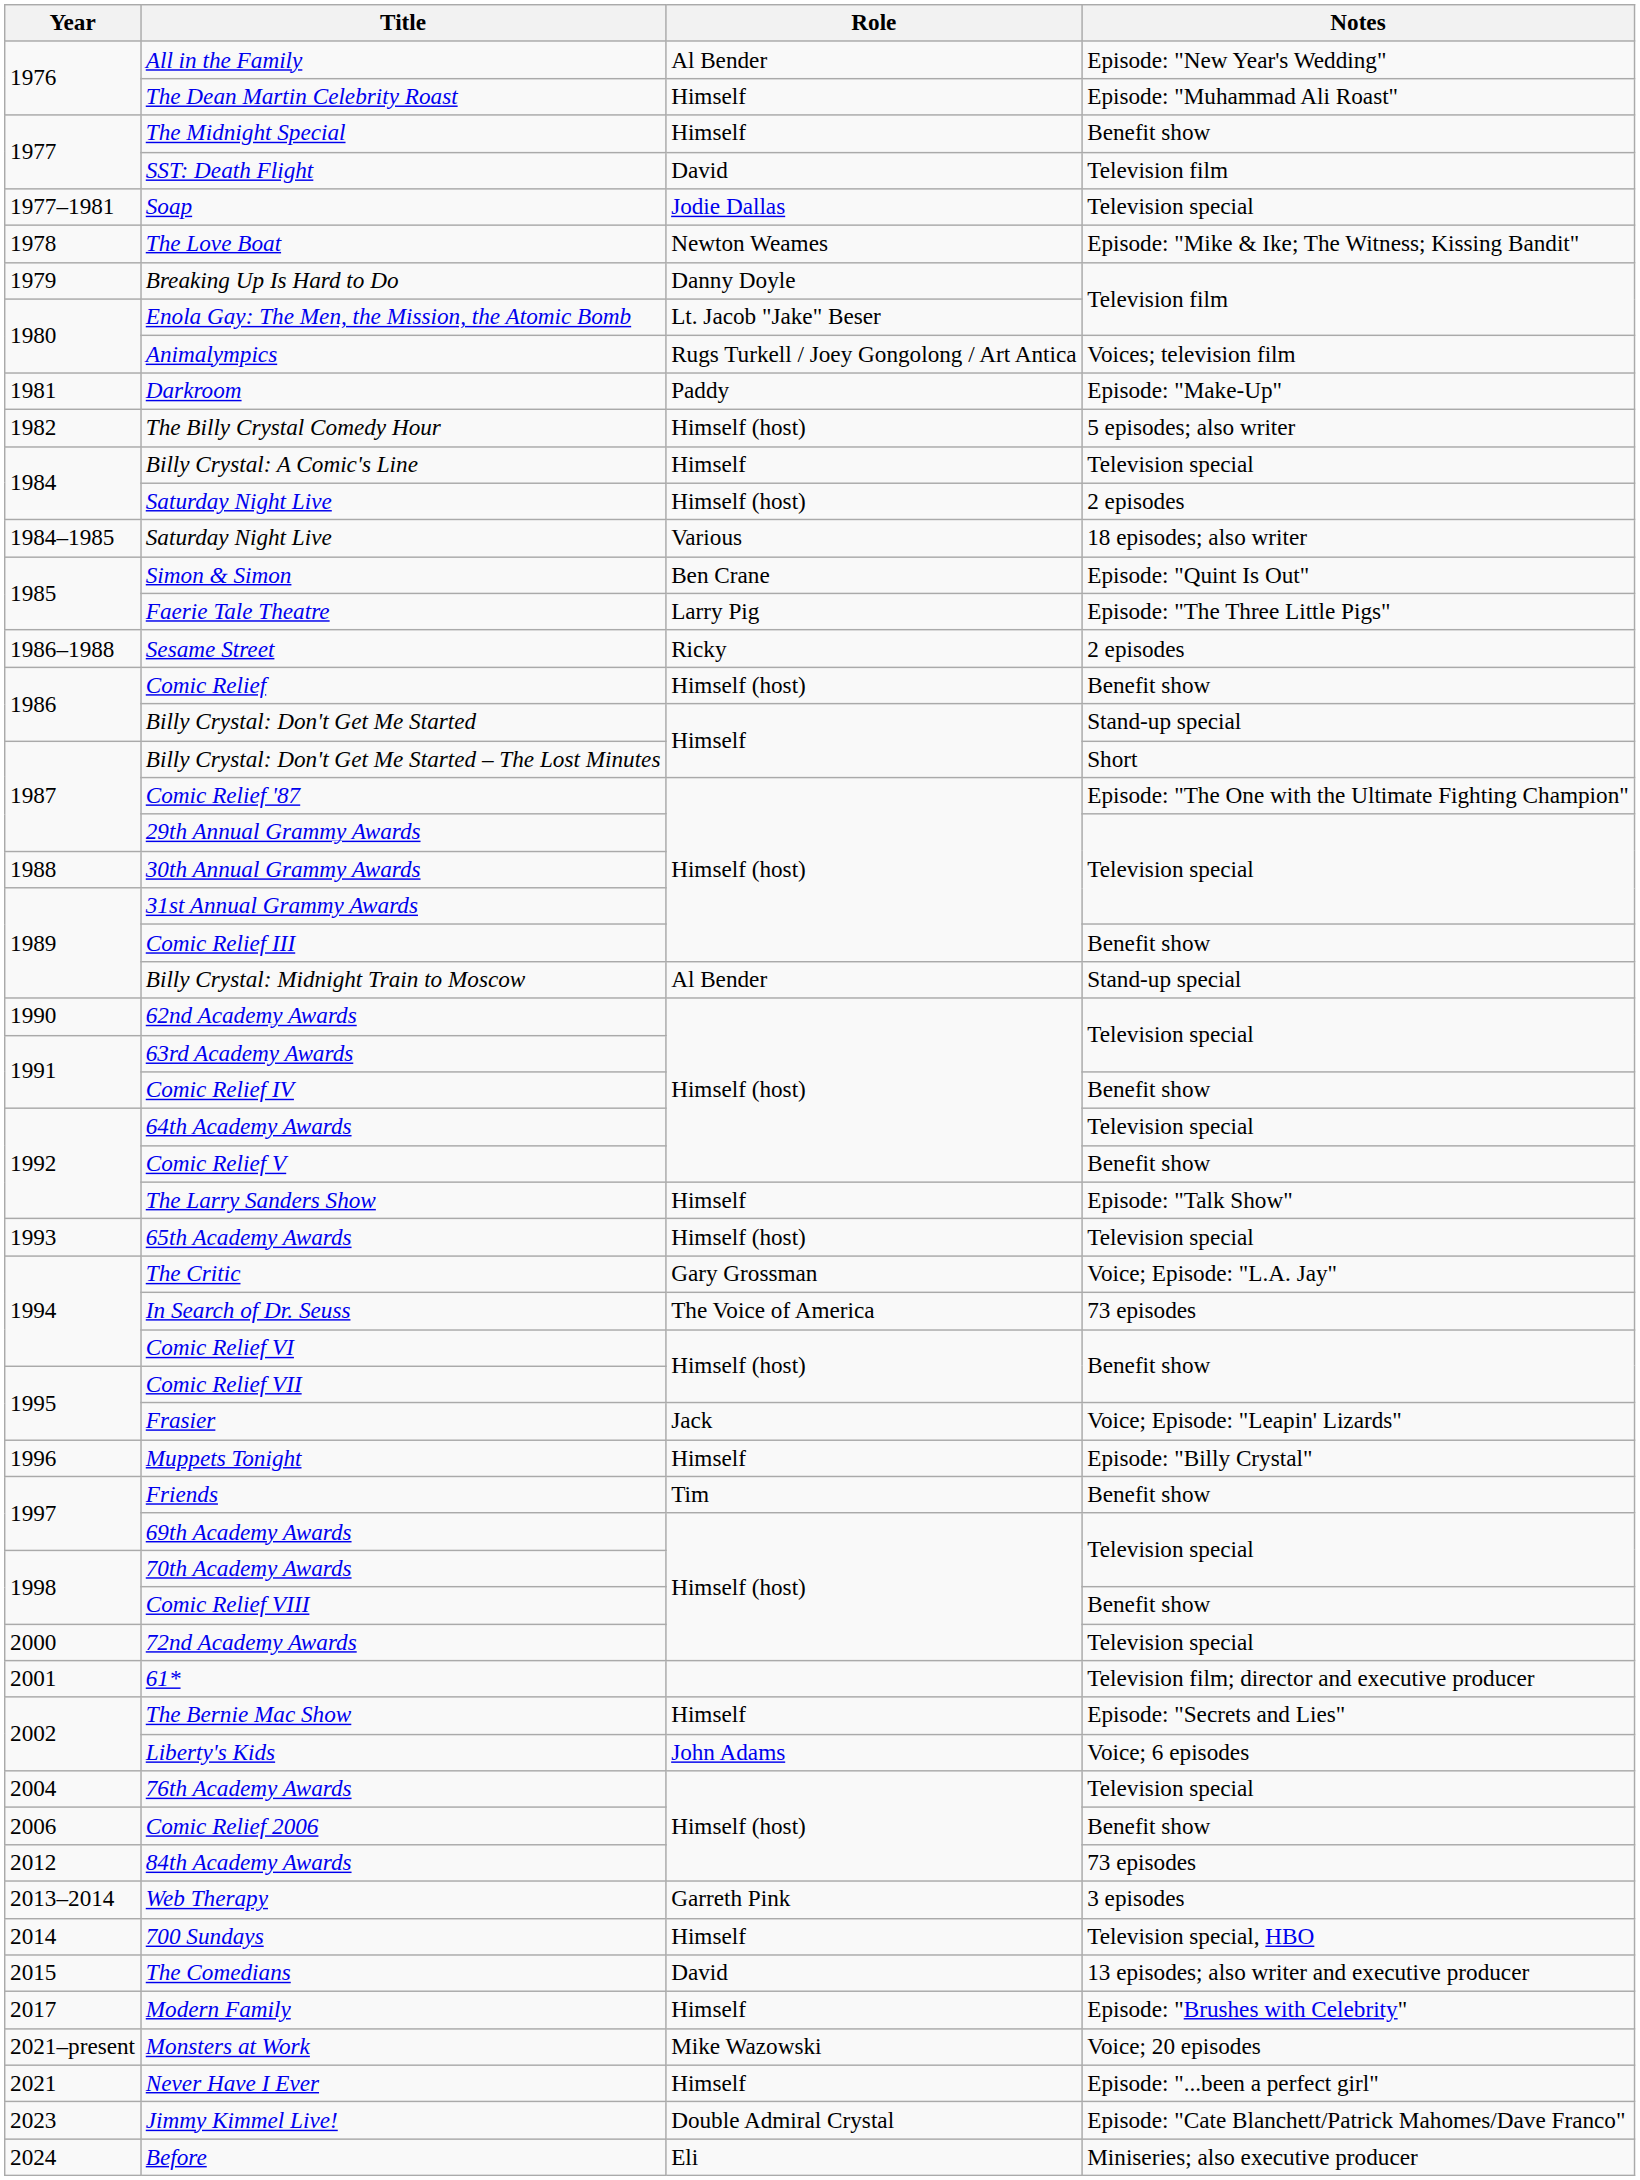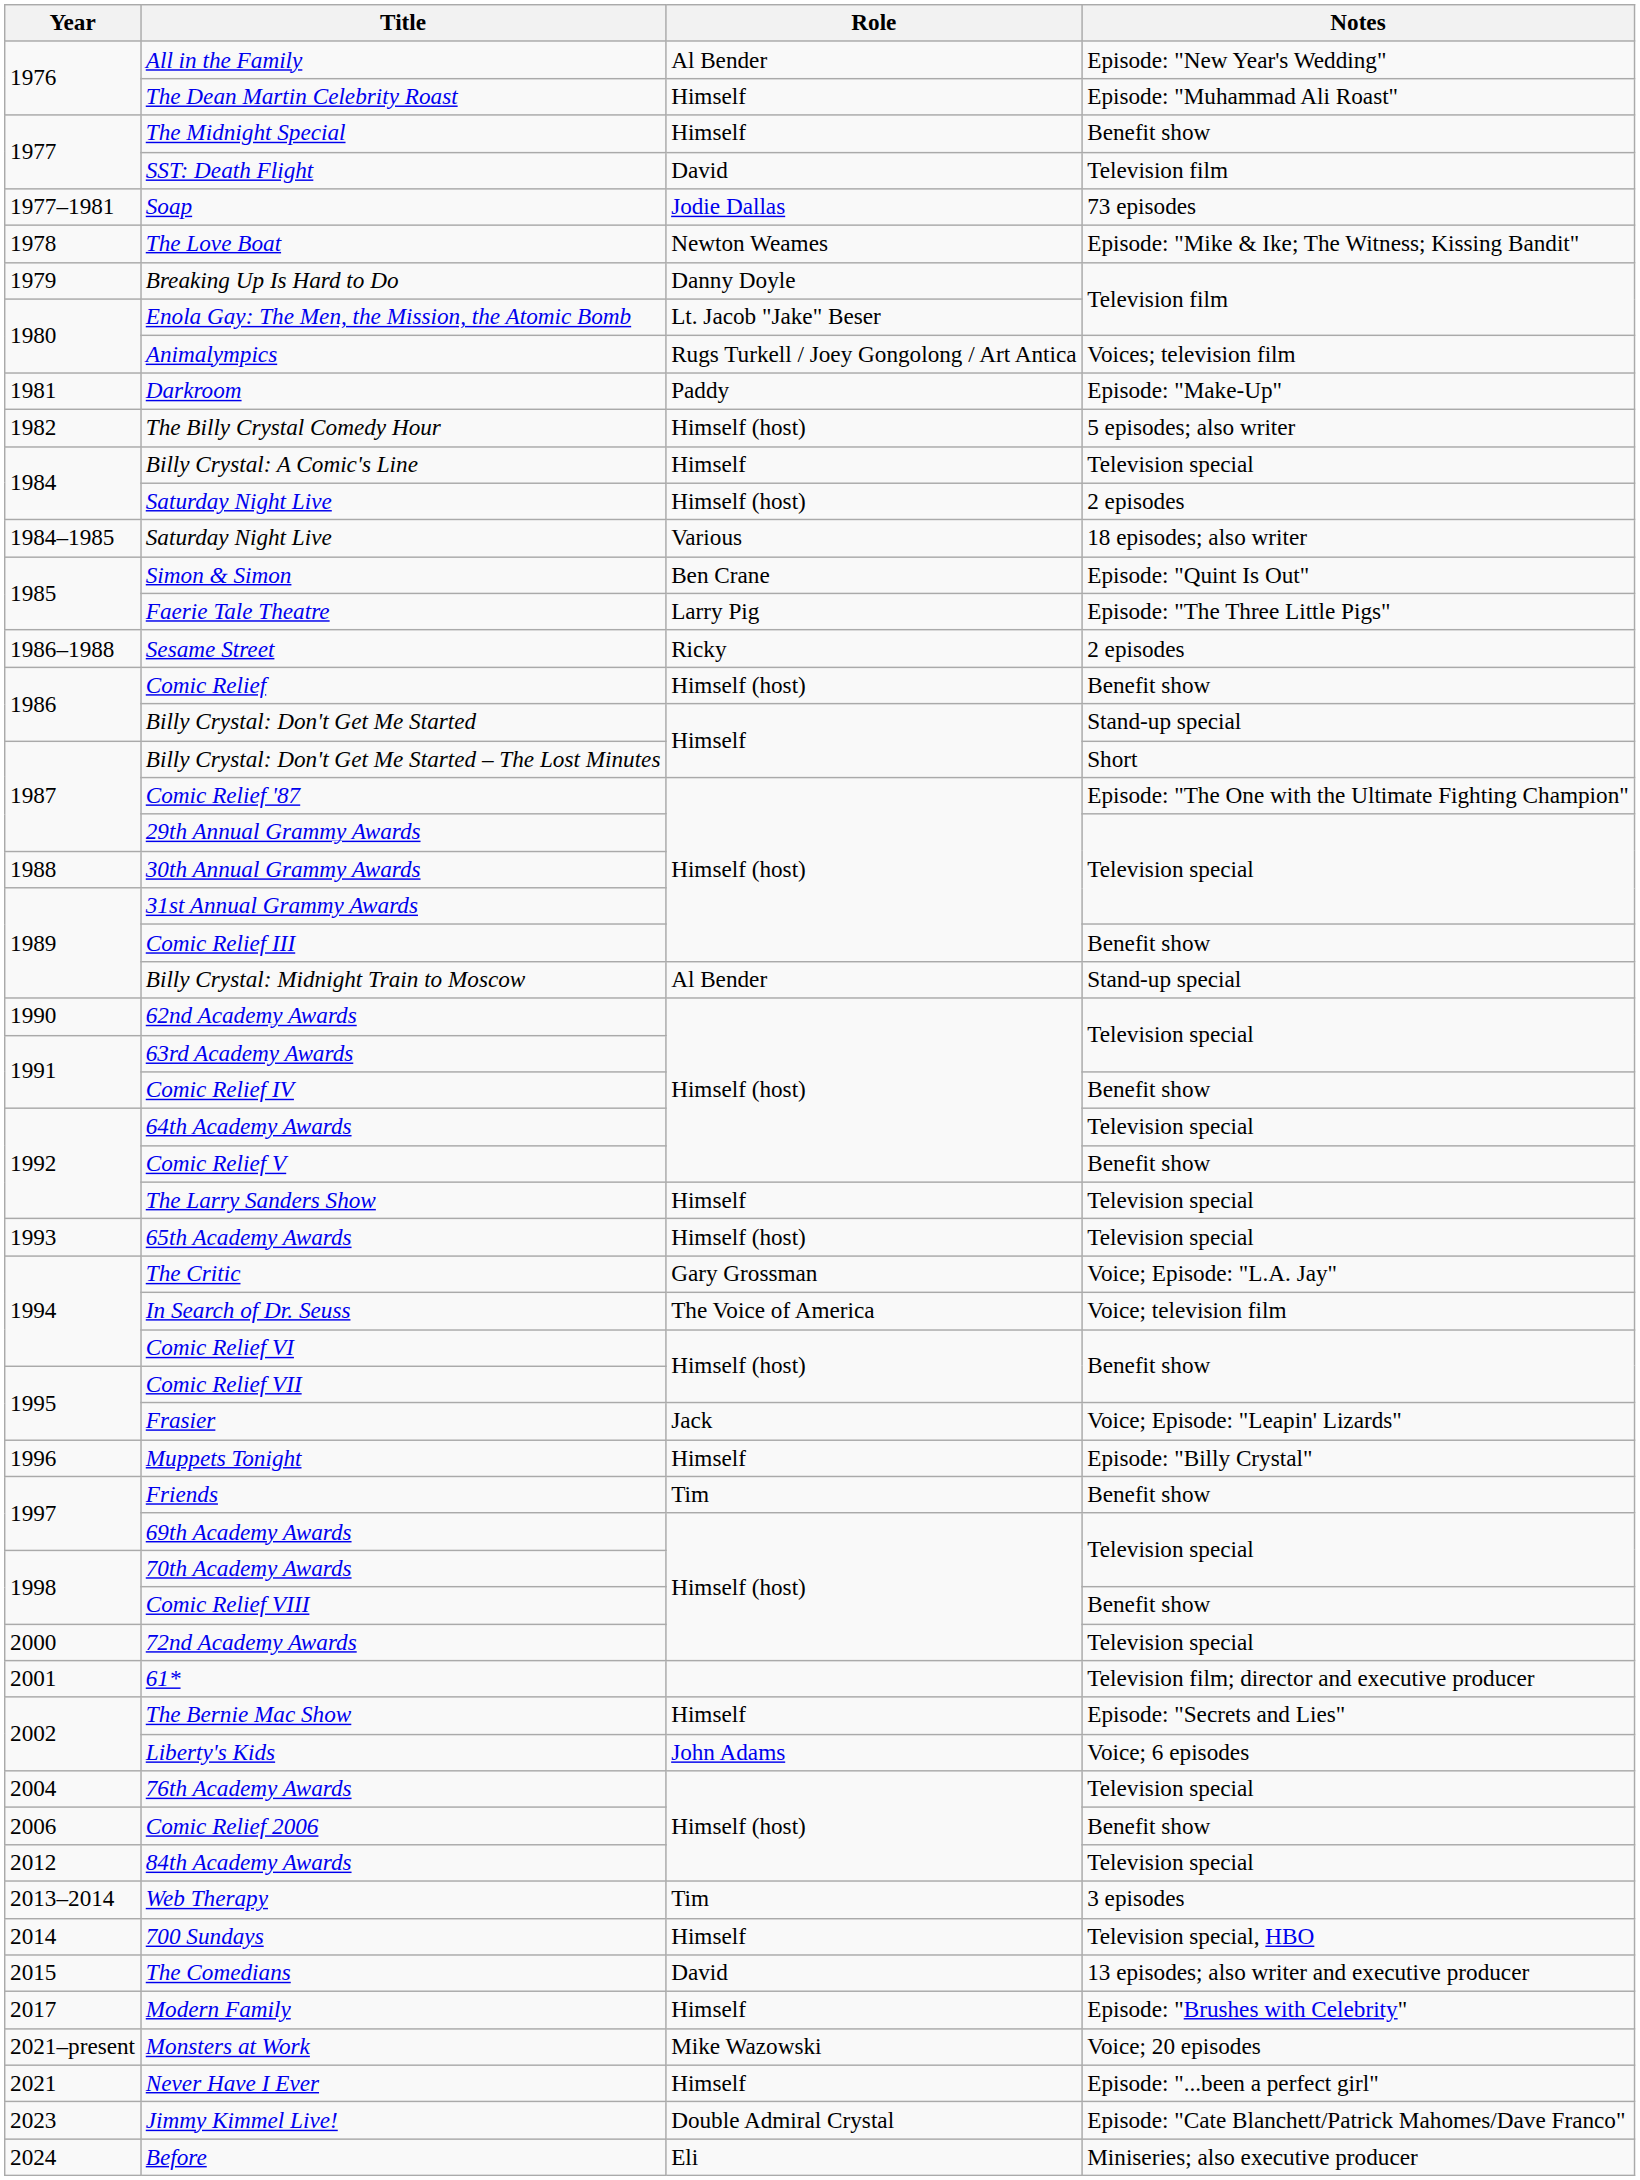(1170, 206) Television special -> (1142, 206) 73 episodes
(1190, 1200) Episode: "Talk Show" -> (1170, 1200) Television special
(1142, 1310) 73 episodes -> (1187, 1310) Voice; television film
(1142, 1862) 73 episodes -> (1170, 1862) Television special
(731, 1899) Garreth Pink -> (690, 1899) Tim
